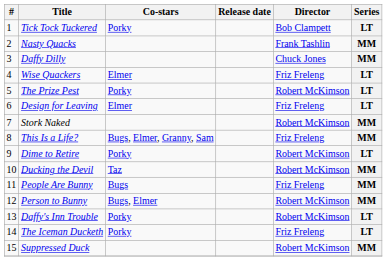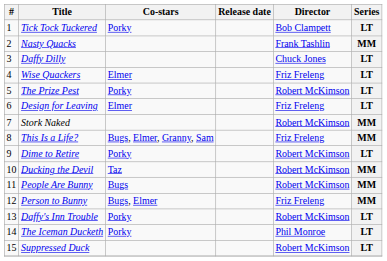(367, 59) MM -> (367, 59) LT
(300, 185) Friz Freleng -> (312, 185) Robert McKimson
(312, 201) Robert McKimson -> (300, 201) Friz Freleng
(300, 232) Friz Freleng -> (300, 232) Phil Monroe
(367, 248) MM -> (367, 248) LT
